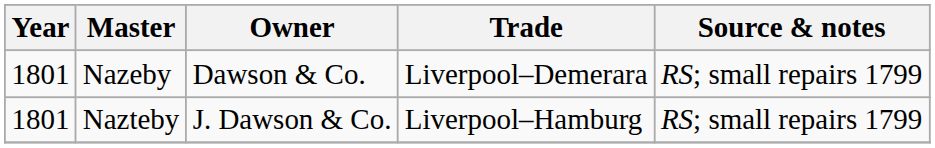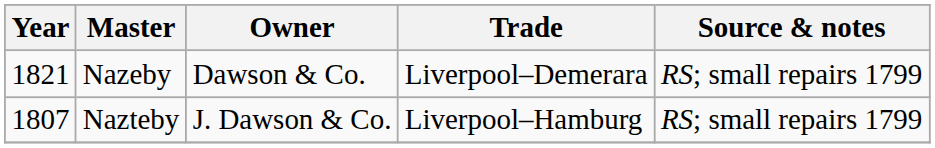(41, 73) 1801 -> (41, 73) 1821
(41, 119) 1801 -> (41, 119) 1807
